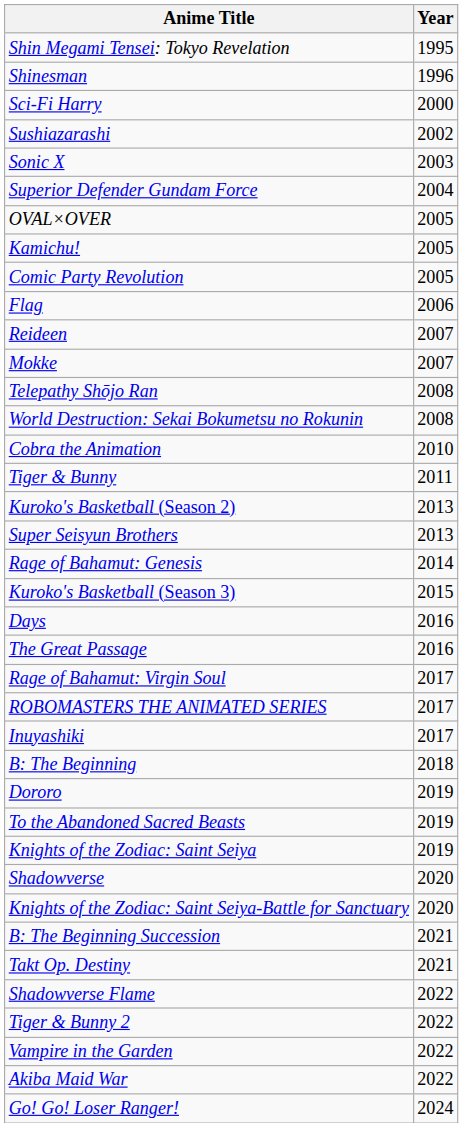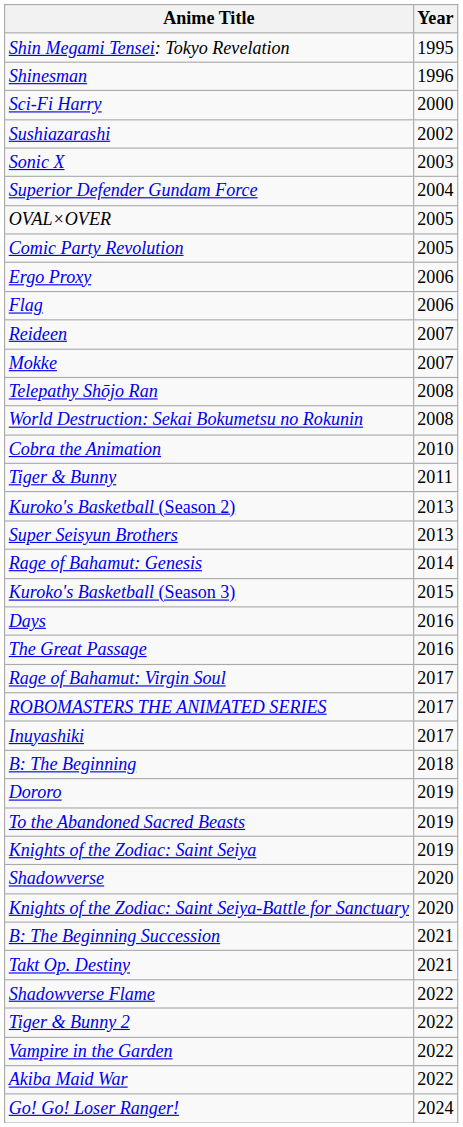- row: (44, 248)
+ row: (50, 276)
